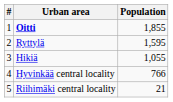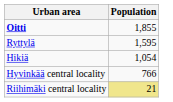- column: (9, 12)
(155, 58) 1,055 -> (145, 58) 1,054
(161, 89) no background -> (151, 89) khaki background
